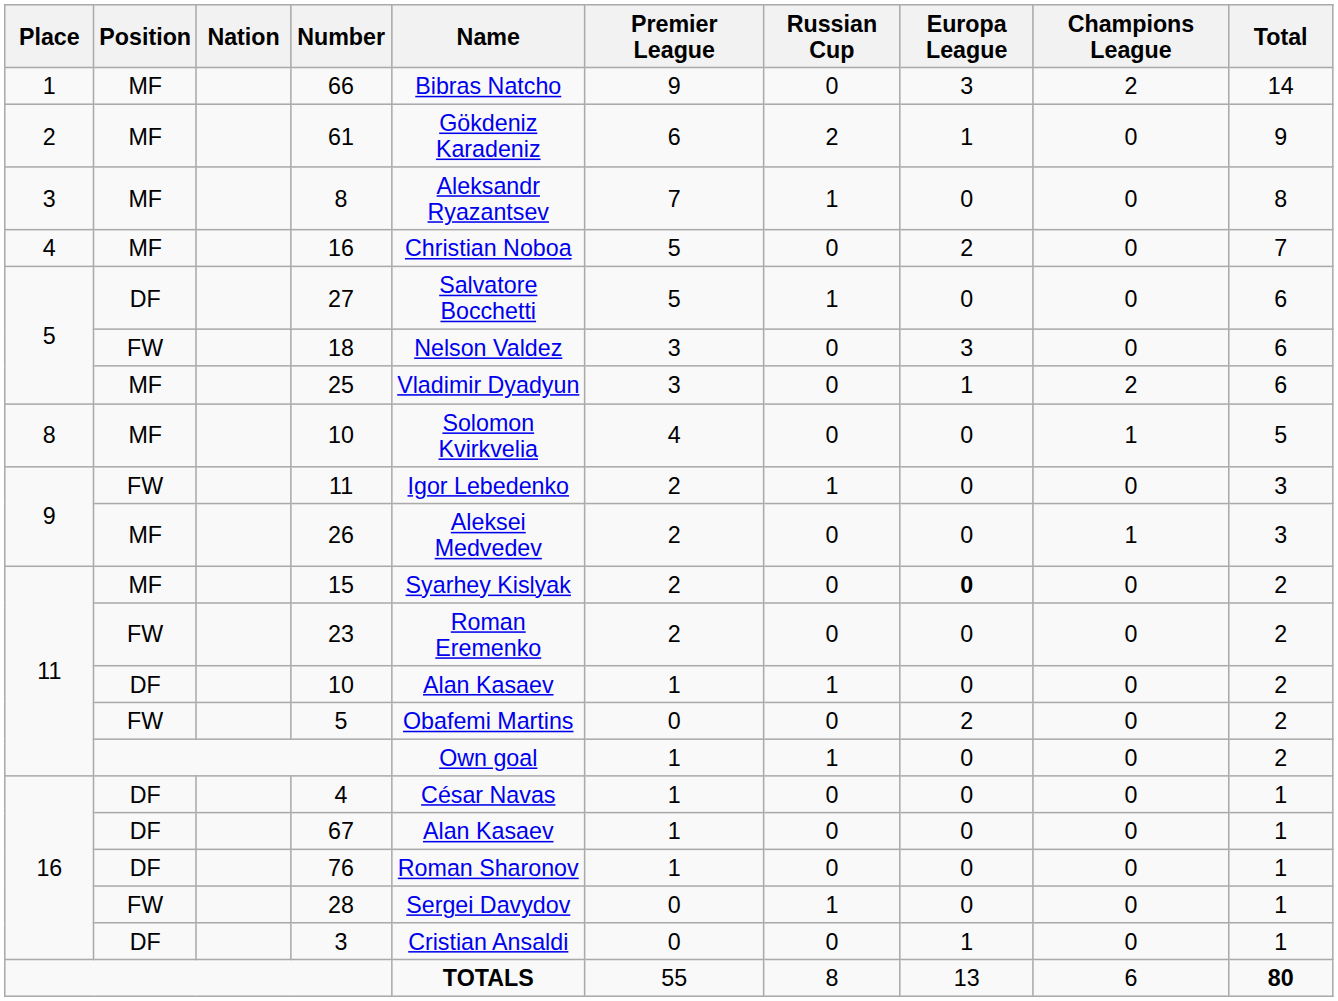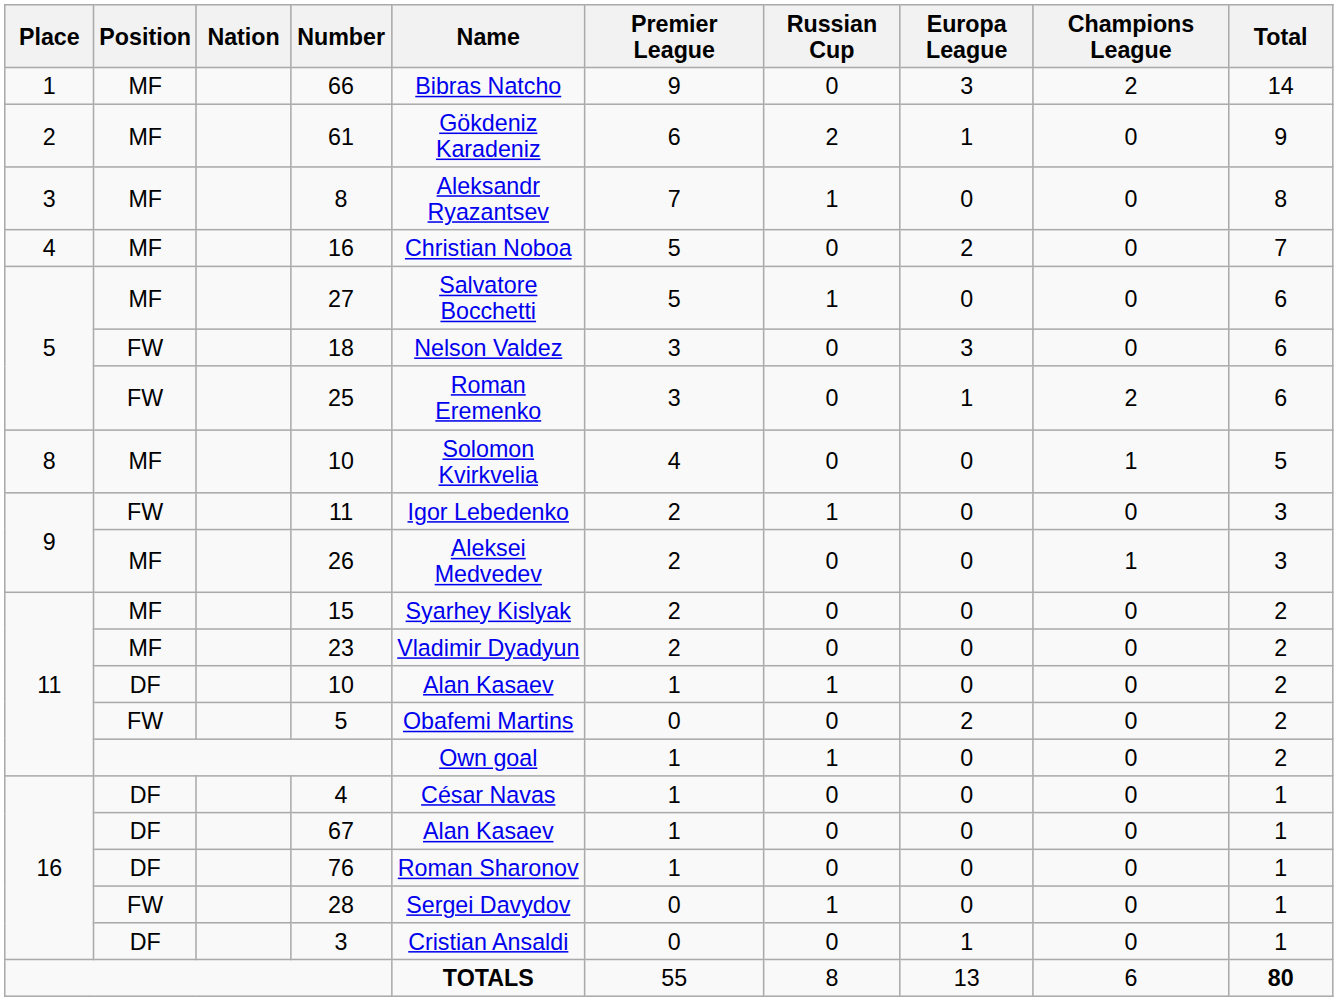(145, 298) DF -> (145, 298) MF
(145, 385) MF -> (145, 398) FW
(488, 385) Vladimir Dyadyun -> (488, 398) Roman Eremenko
(967, 584) bold -> (967, 610) normal
(145, 634) FW -> (145, 647) MF
(488, 634) Roman Eremenko -> (488, 647) Vladimir Dyadyun
